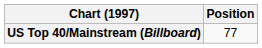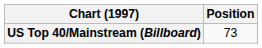(230, 33) 77 -> (230, 33) 73
